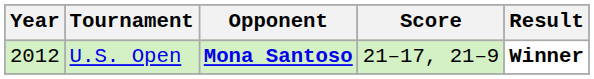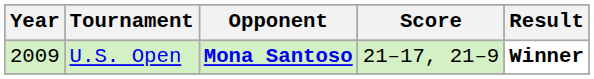(35, 57) 2012 -> (35, 57) 2009
